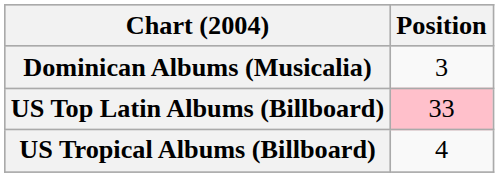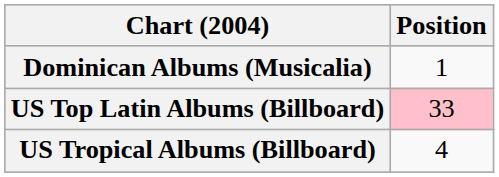(441, 66) 3 -> (441, 66) 1
